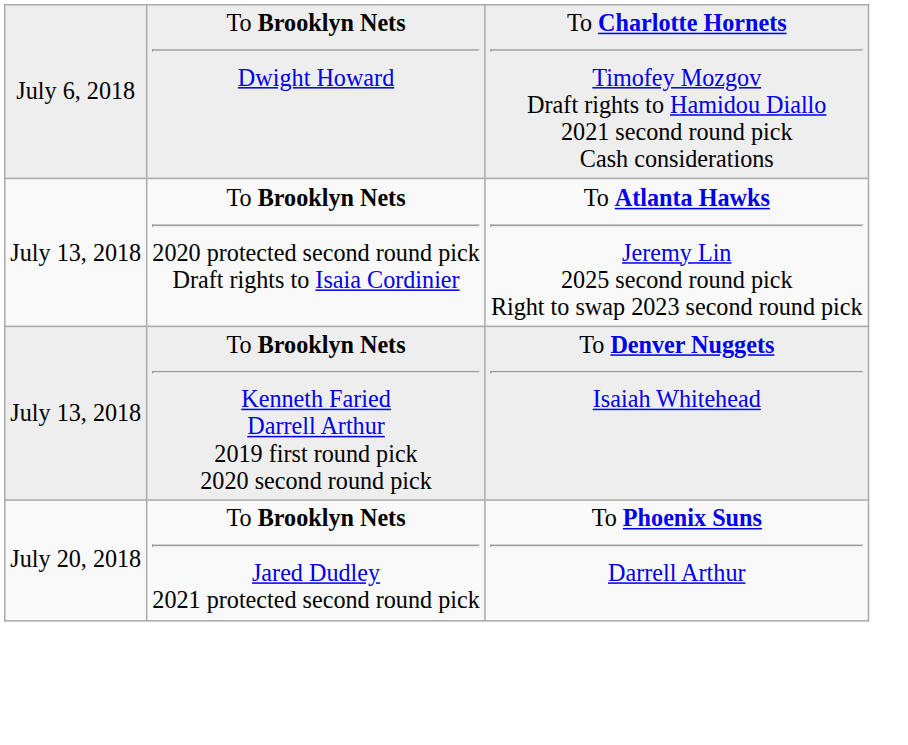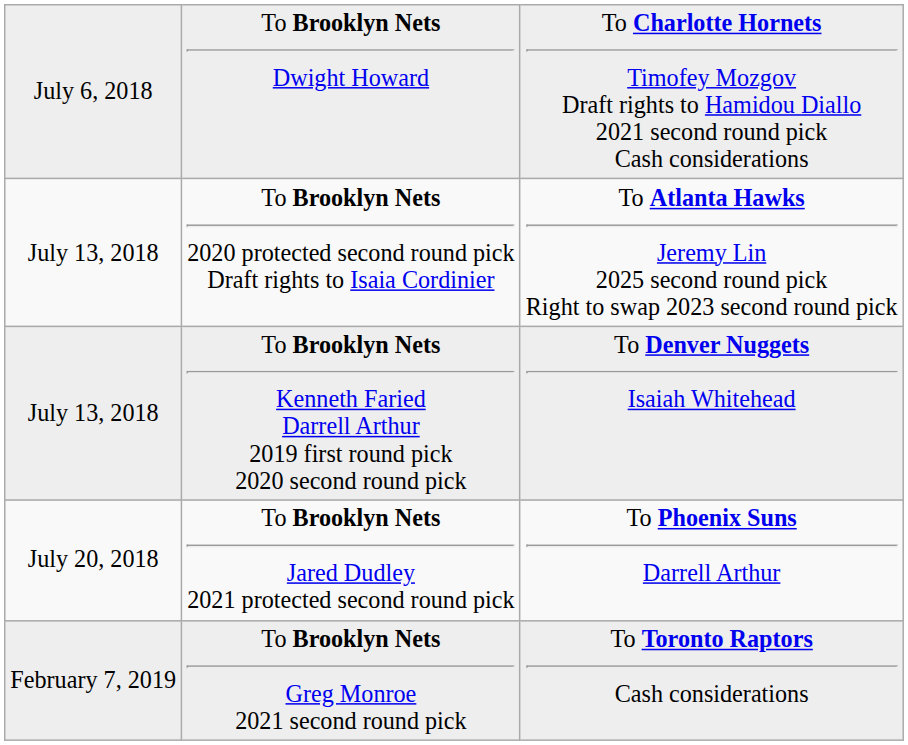+ row: (351, 679)
